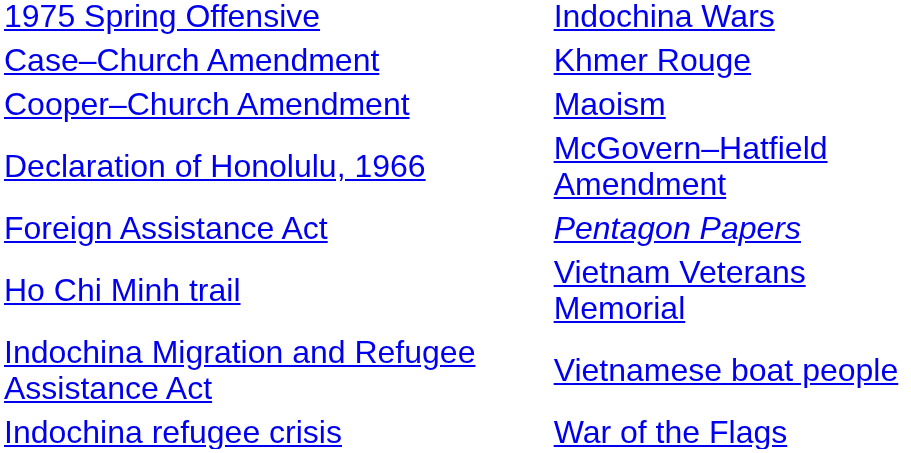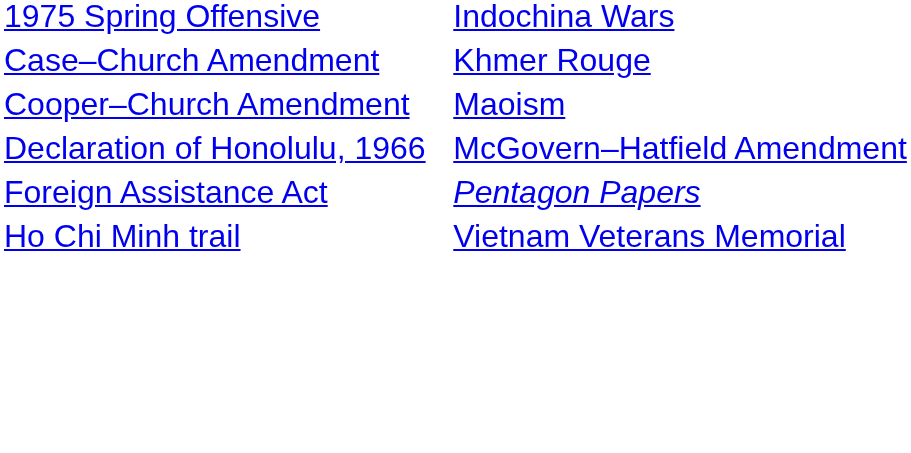- row: (240, 370)
- row: (173, 432)
